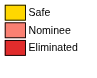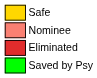+ row: (61, 65)
